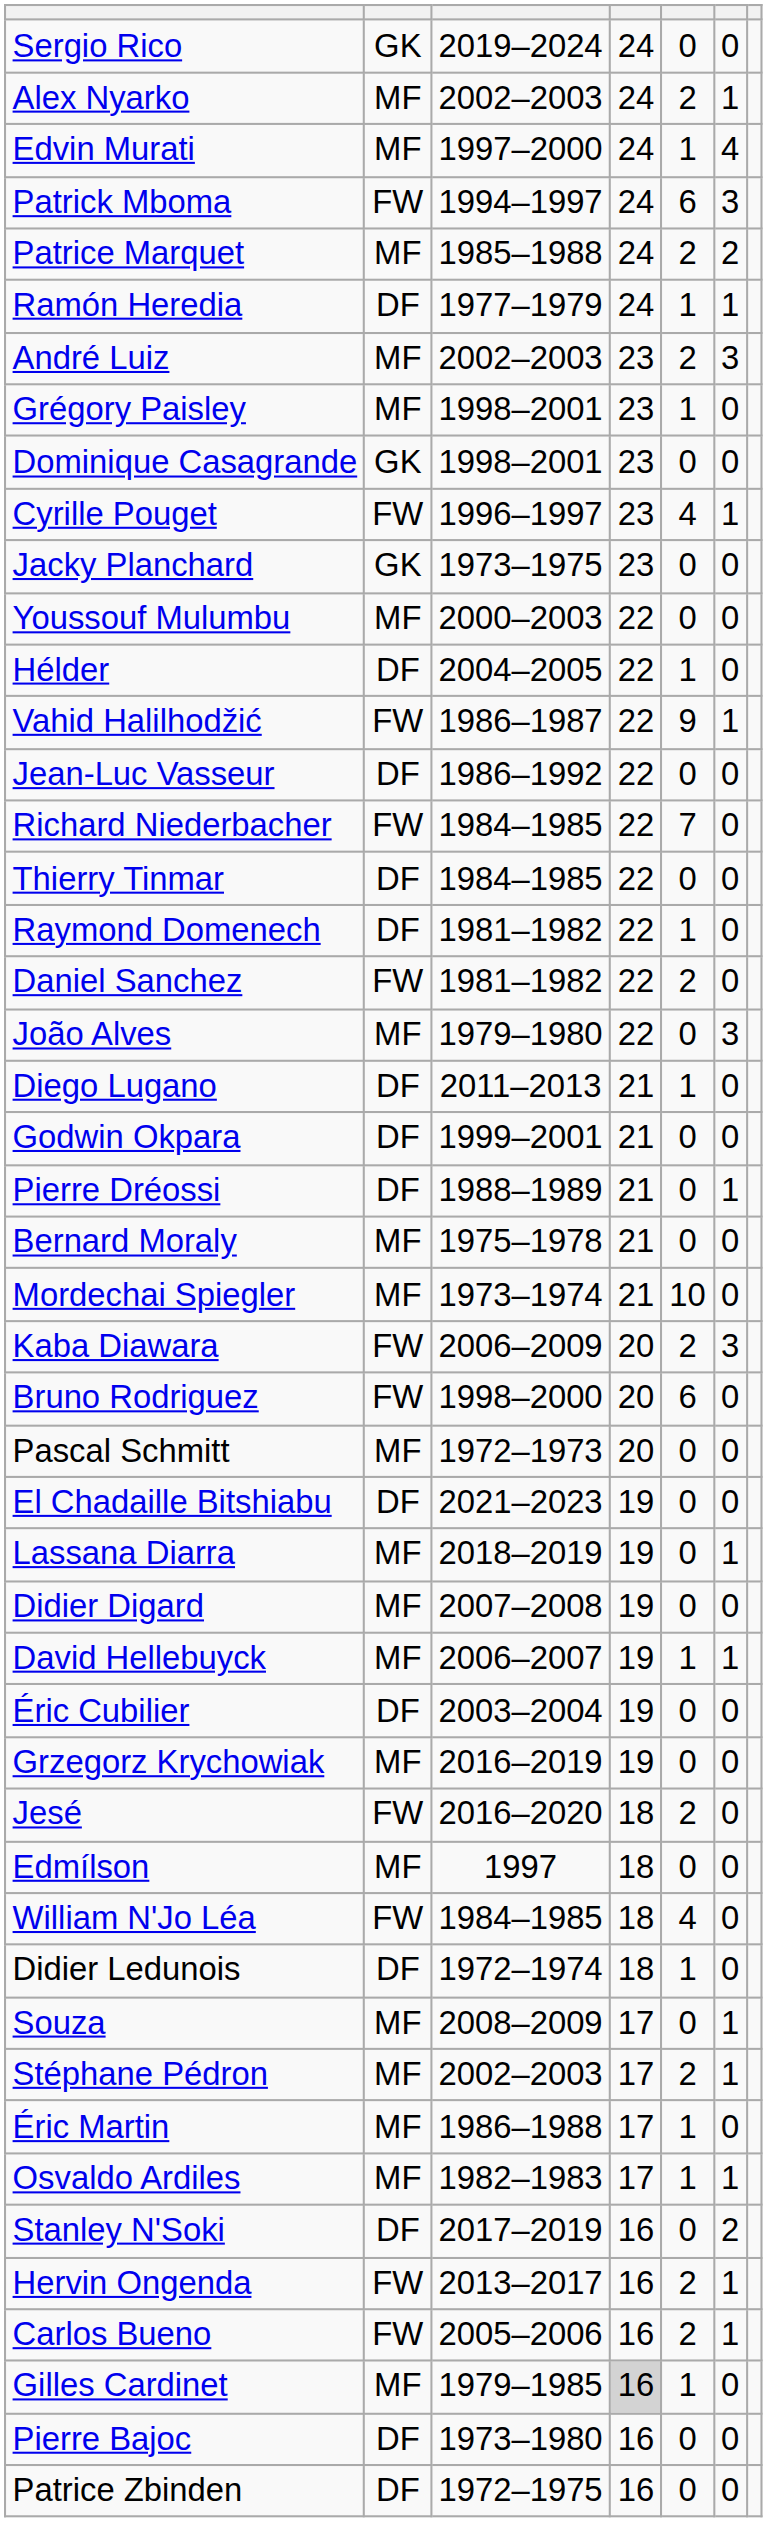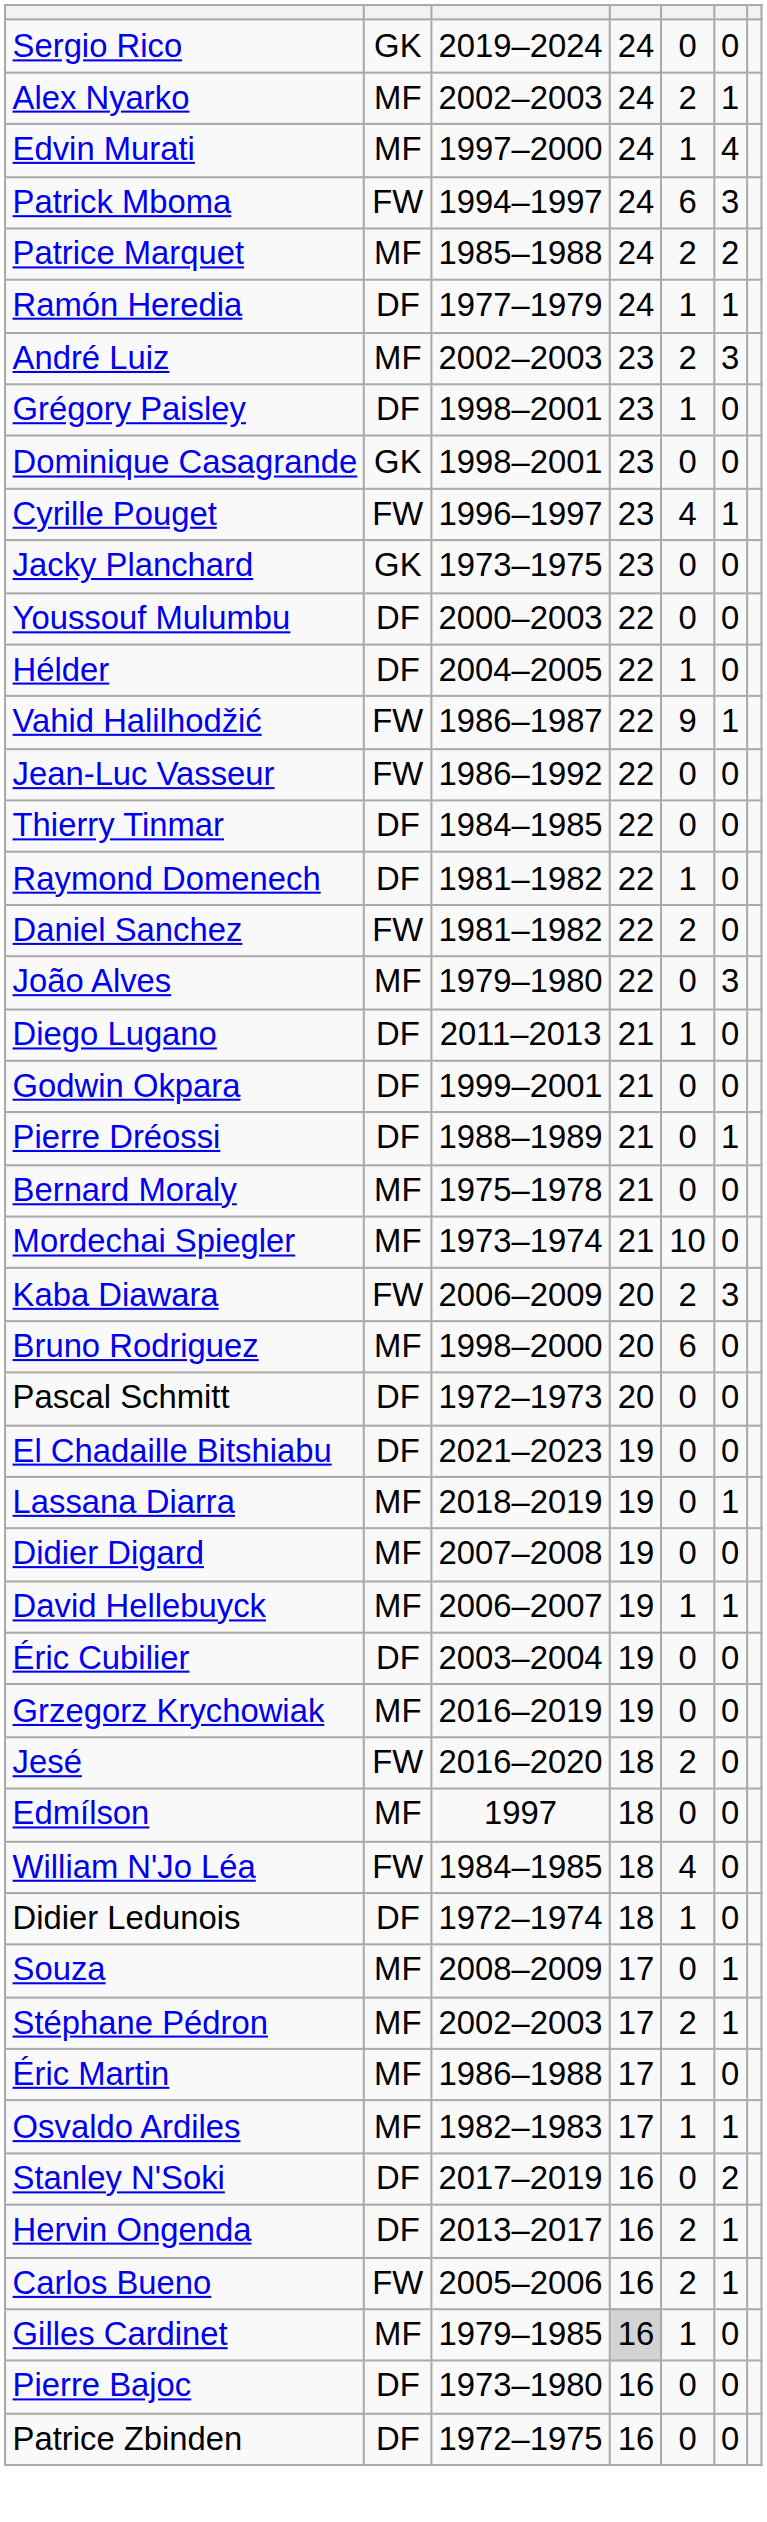(398, 409) MF -> (398, 409) DF
(398, 617) MF -> (398, 617) DF
(398, 773) DF -> (398, 773) FW
- row: (172, 825)
(398, 1398) FW -> (398, 1346) MF
(398, 1450) MF -> (398, 1398) DF
(398, 2282) FW -> (398, 2230) DF
